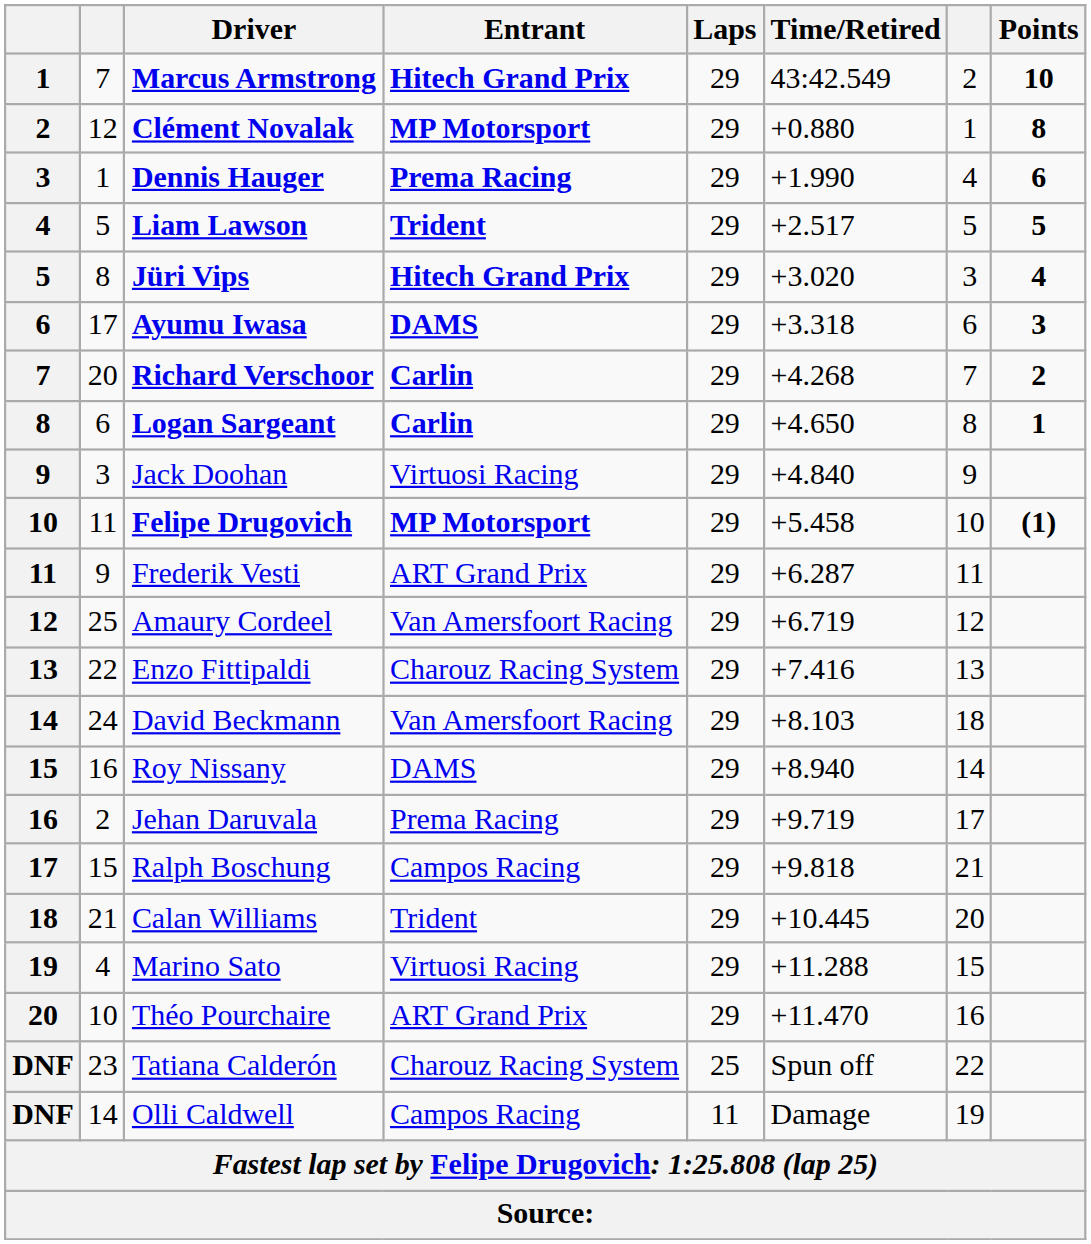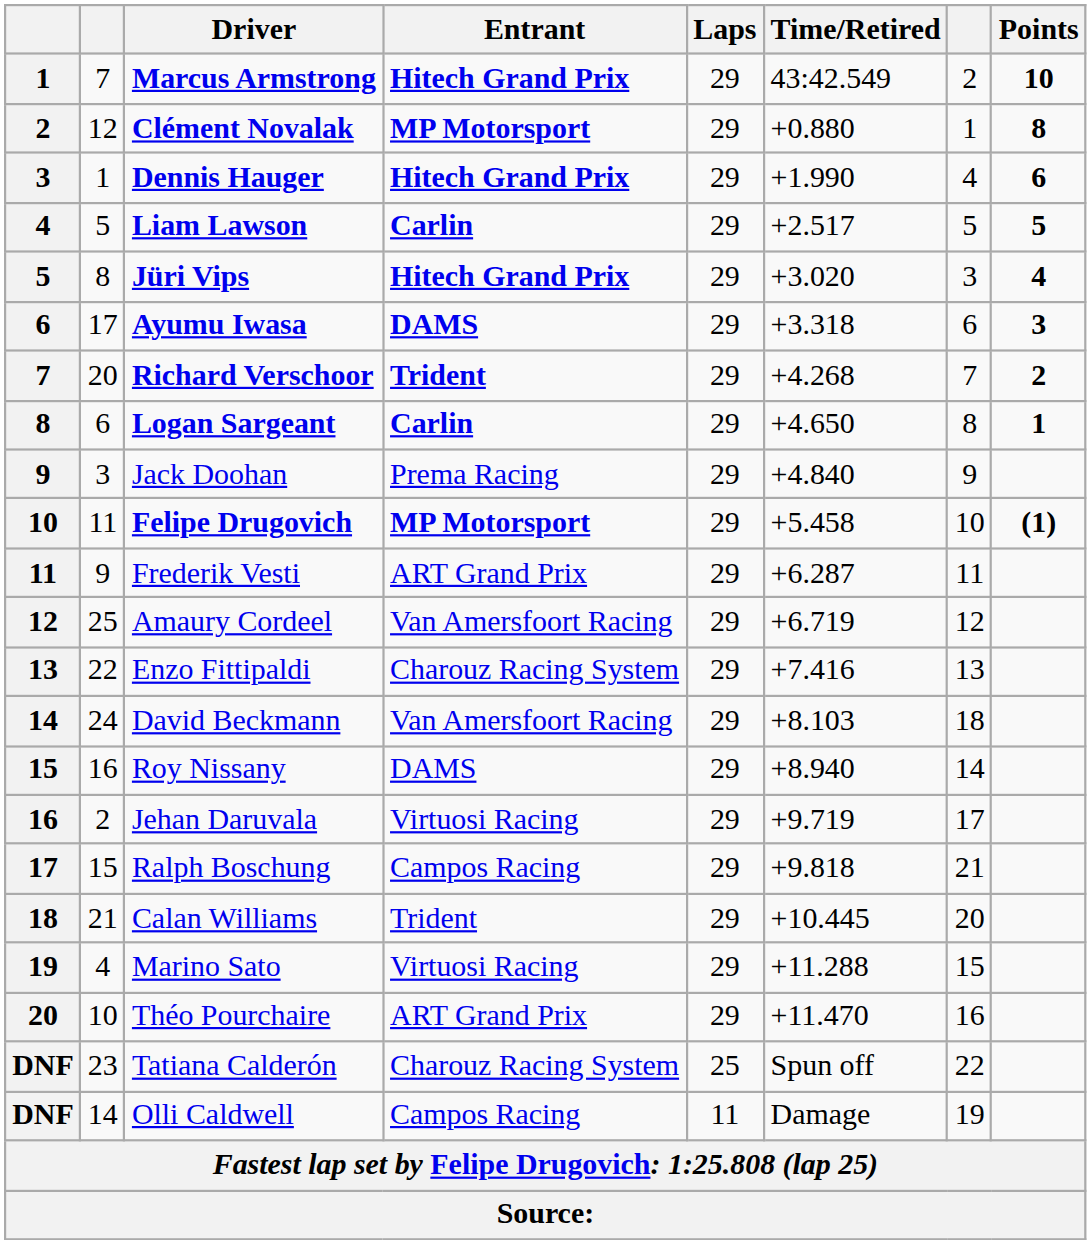(481, 176) Prema Racing -> (510, 176) Hitech Grand Prix
(438, 226) Trident -> (432, 226) Carlin
(432, 374) Carlin -> (438, 374) Trident
(484, 473) Virtuosi Racing -> (474, 473) Prema Racing
(474, 818) Prema Racing -> (484, 818) Virtuosi Racing
